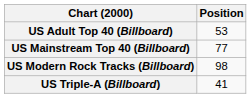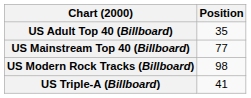(222, 31) 53 -> (222, 31) 35
